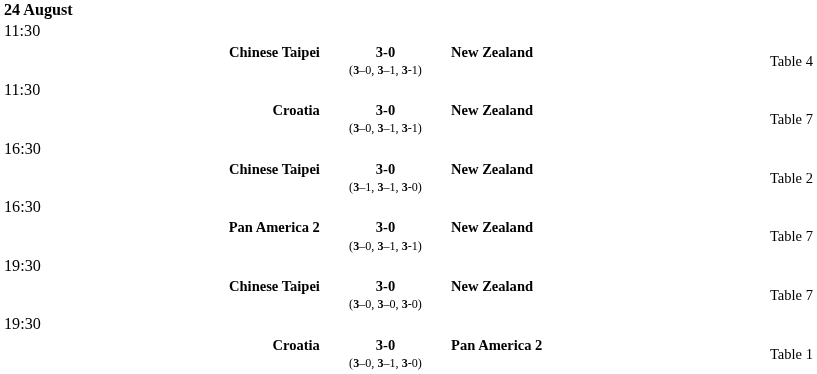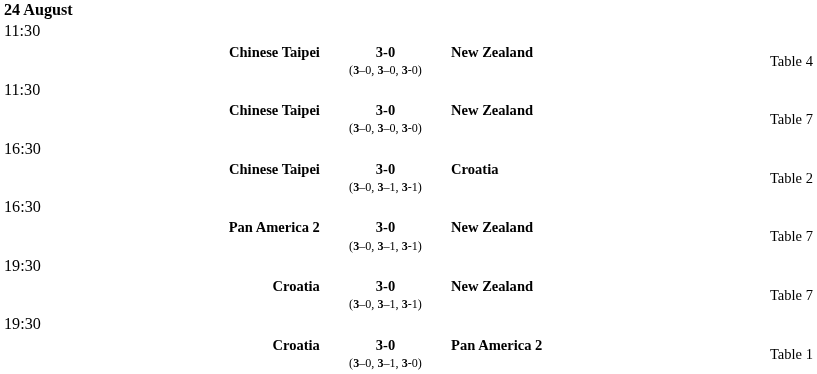(385, 60) 3-0 (3–0, 3–1, 3-1) -> (385, 60) 3-0 (3–0, 3–0, 3-0)
rows swapped: (296, 110) <-> (274, 286)
(385, 177) 3-0 (3–1, 3–1, 3-0) -> (385, 177) 3-0 (3–0, 3–1, 3-1)
(492, 169) New Zealand -> (475, 169) Croatia
